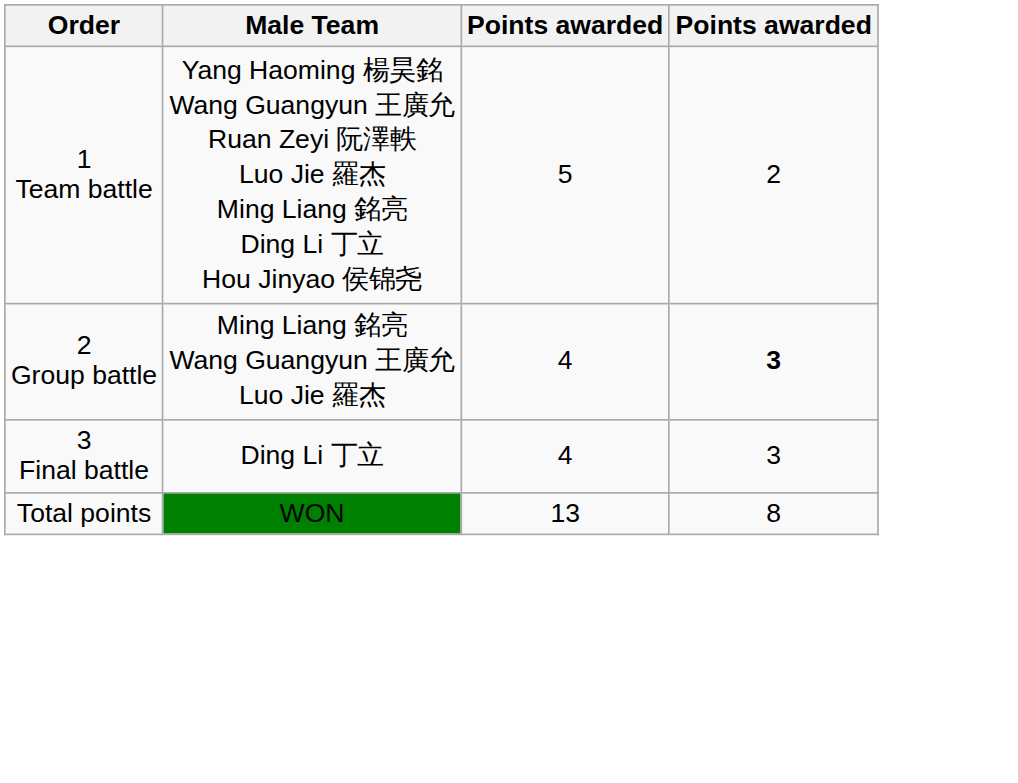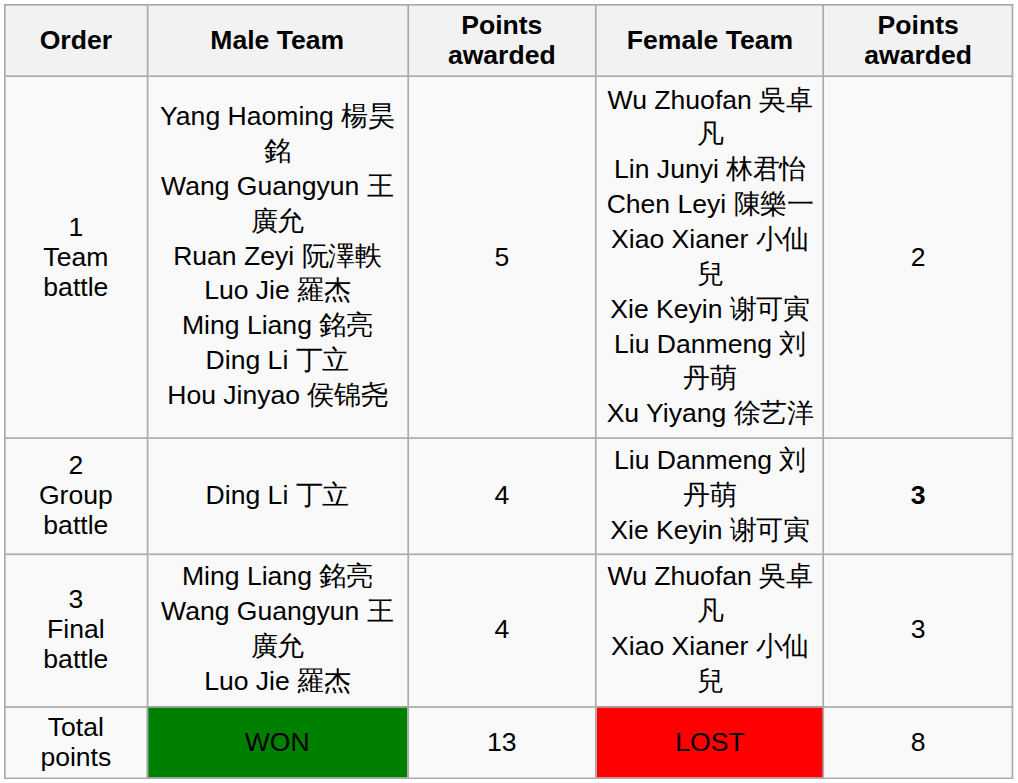+ column: (710, 40)
(312, 360) Ming Liang 銘亮 Wang Guangyun 王廣允 Luo Jie 羅杰 -> (277, 494) Ding Li 丁立
(312, 454) Ding Li 丁立 -> (277, 629) Ming Liang 銘亮 Wang Guangyun 王廣允 Luo Jie 羅杰
